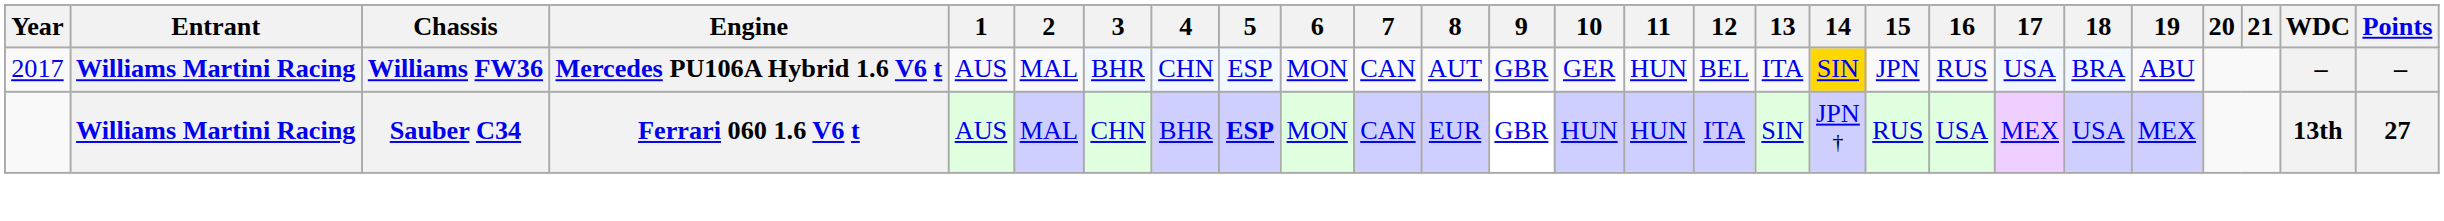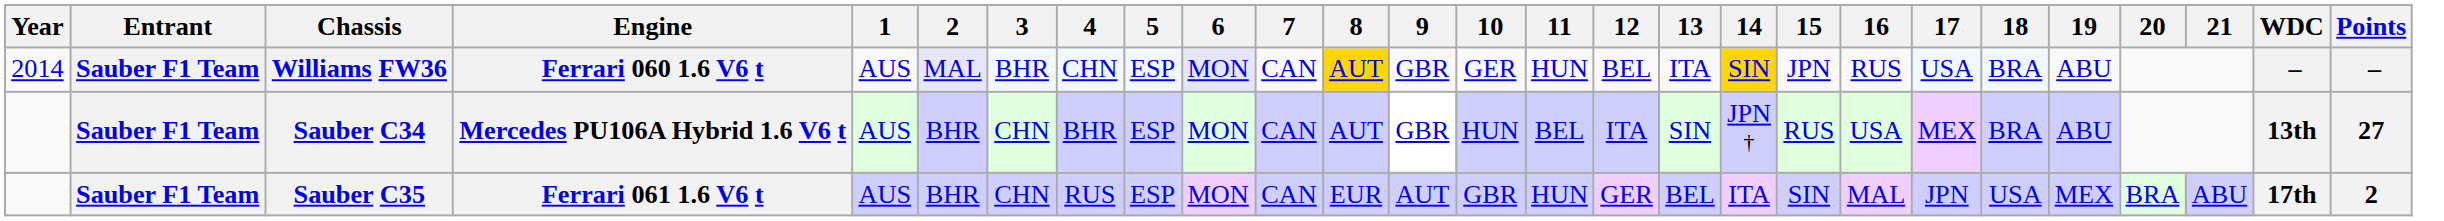(37, 69) 2017 -> (37, 69) 2014
(216, 69) Williams Martini Racing -> (168, 69) Sauber F1 Team
(749, 69) Mercedes PU106A Hybrid 1.6 V6 t -> (653, 69) Ferrari 060 1.6 V6 t
(1049, 69) no background -> (953, 69) lavender background
(1317, 69) no background -> (1218, 69) lavender background
(1455, 69) no background -> (1356, 69) gold background
(216, 131) Williams Martini Racing -> (168, 131) Sauber F1 Team
(749, 131) Ferrari 060 1.6 V6 t -> (653, 131) Mercedes PU106A Hybrid 1.6 V6 t
(1049, 131) MAL -> (953, 131) BHR
(1250, 131) bold -> (1153, 131) normal
(1455, 131) EUR -> (1356, 131) AUT
(1659, 131) HUN -> (1559, 131) BEL
(2098, 131) USA -> (2015, 131) BRA
(2167, 131) MEX -> (2084, 131) ABU
+ row: (359, 193)
